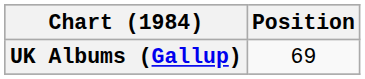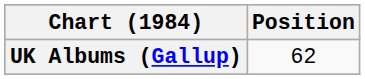(303, 57) 69 -> (303, 57) 62
